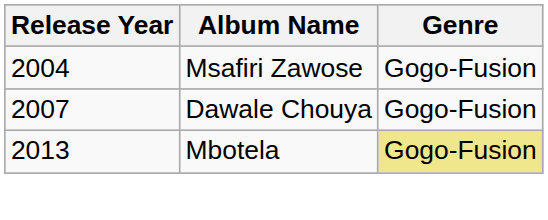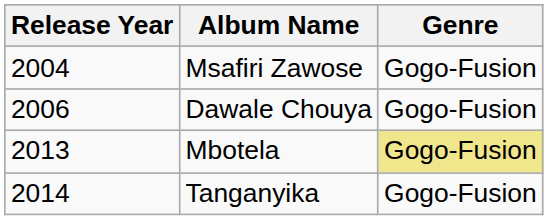(40, 109) 2007 -> (40, 109) 2006
+ row: (252, 192)
